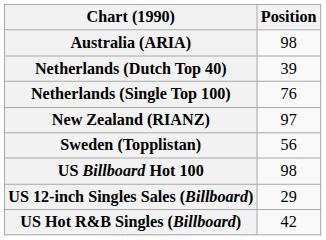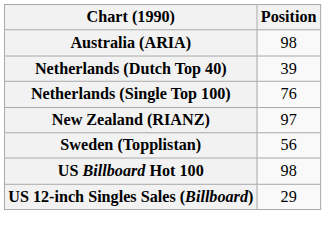- row: (131, 222)
